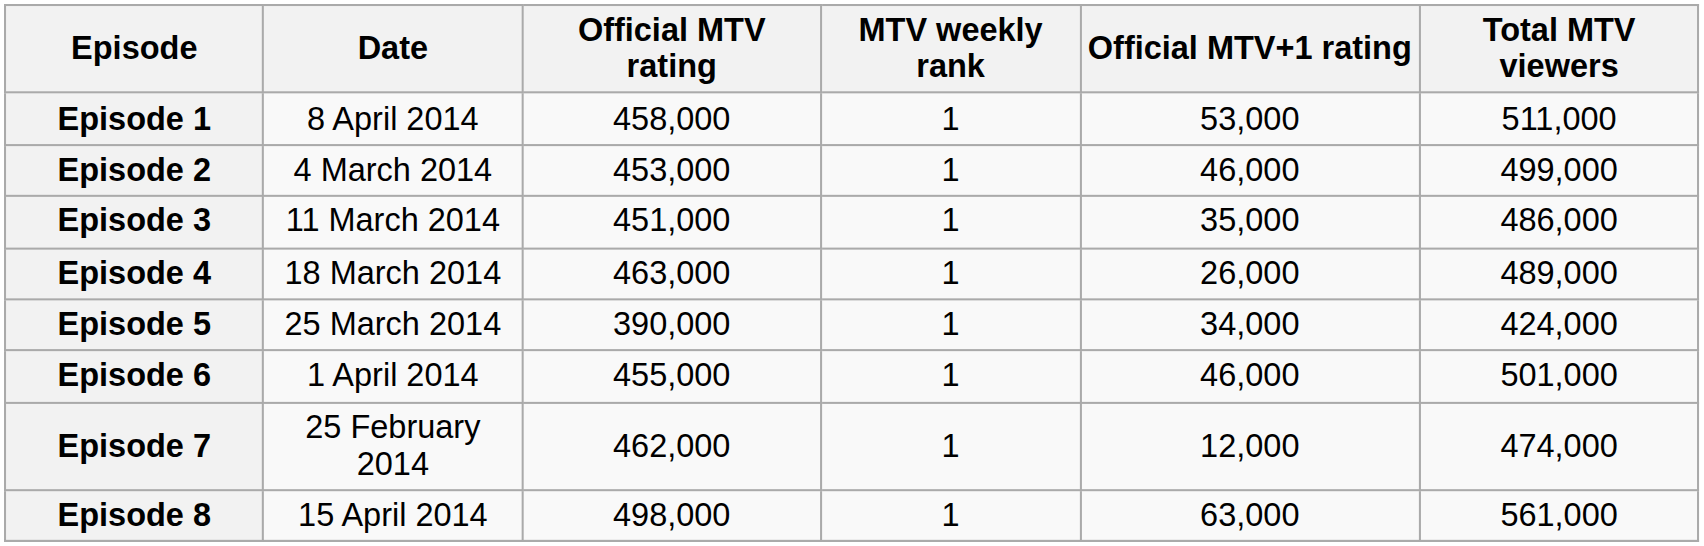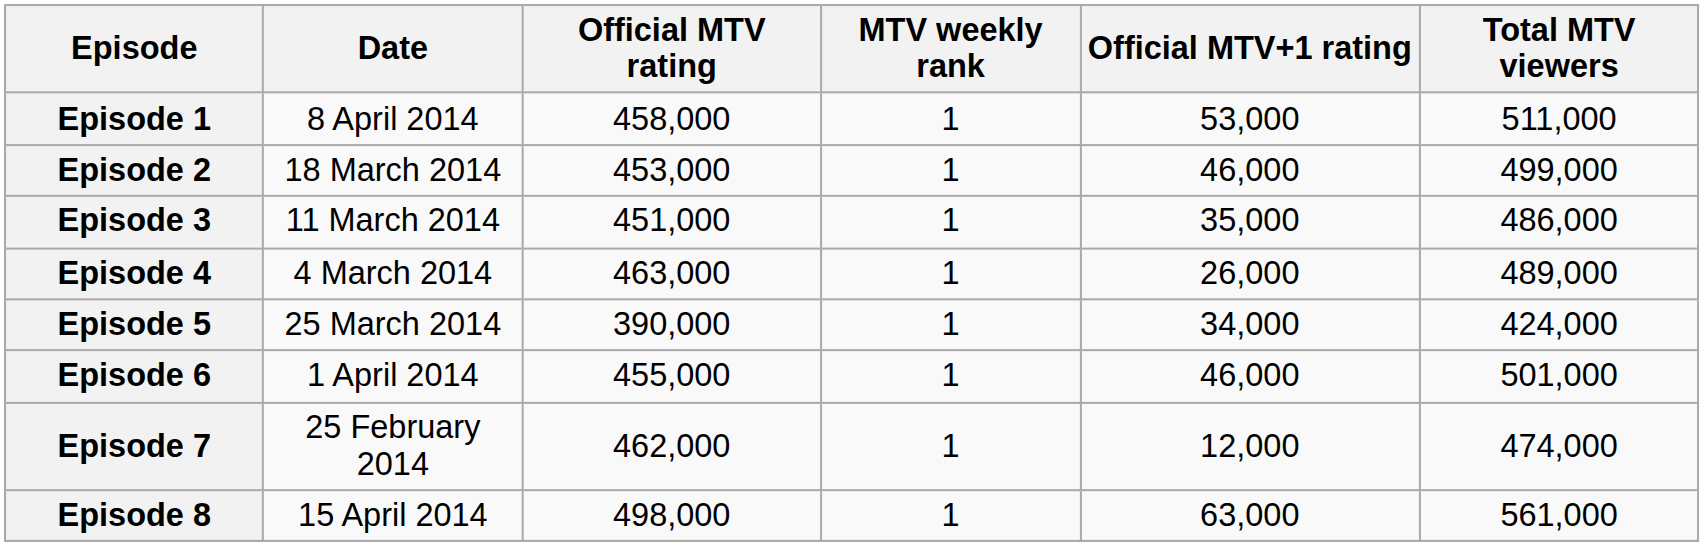(393, 169) 4 March 2014 -> (393, 169) 18 March 2014
(393, 272) 18 March 2014 -> (393, 272) 4 March 2014
